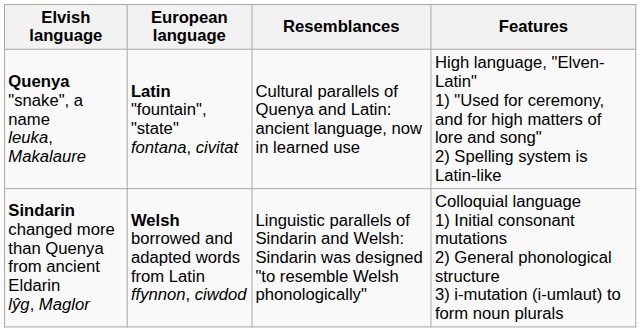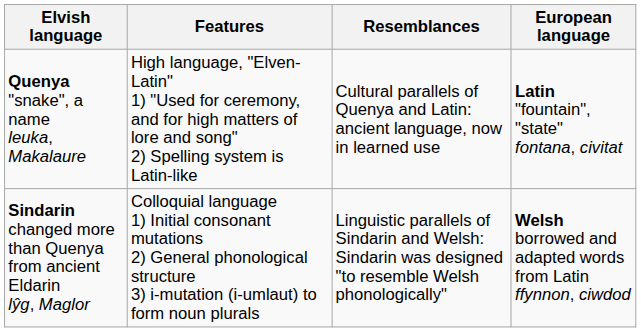columns swapped: (533, 27) <-> (189, 27)
